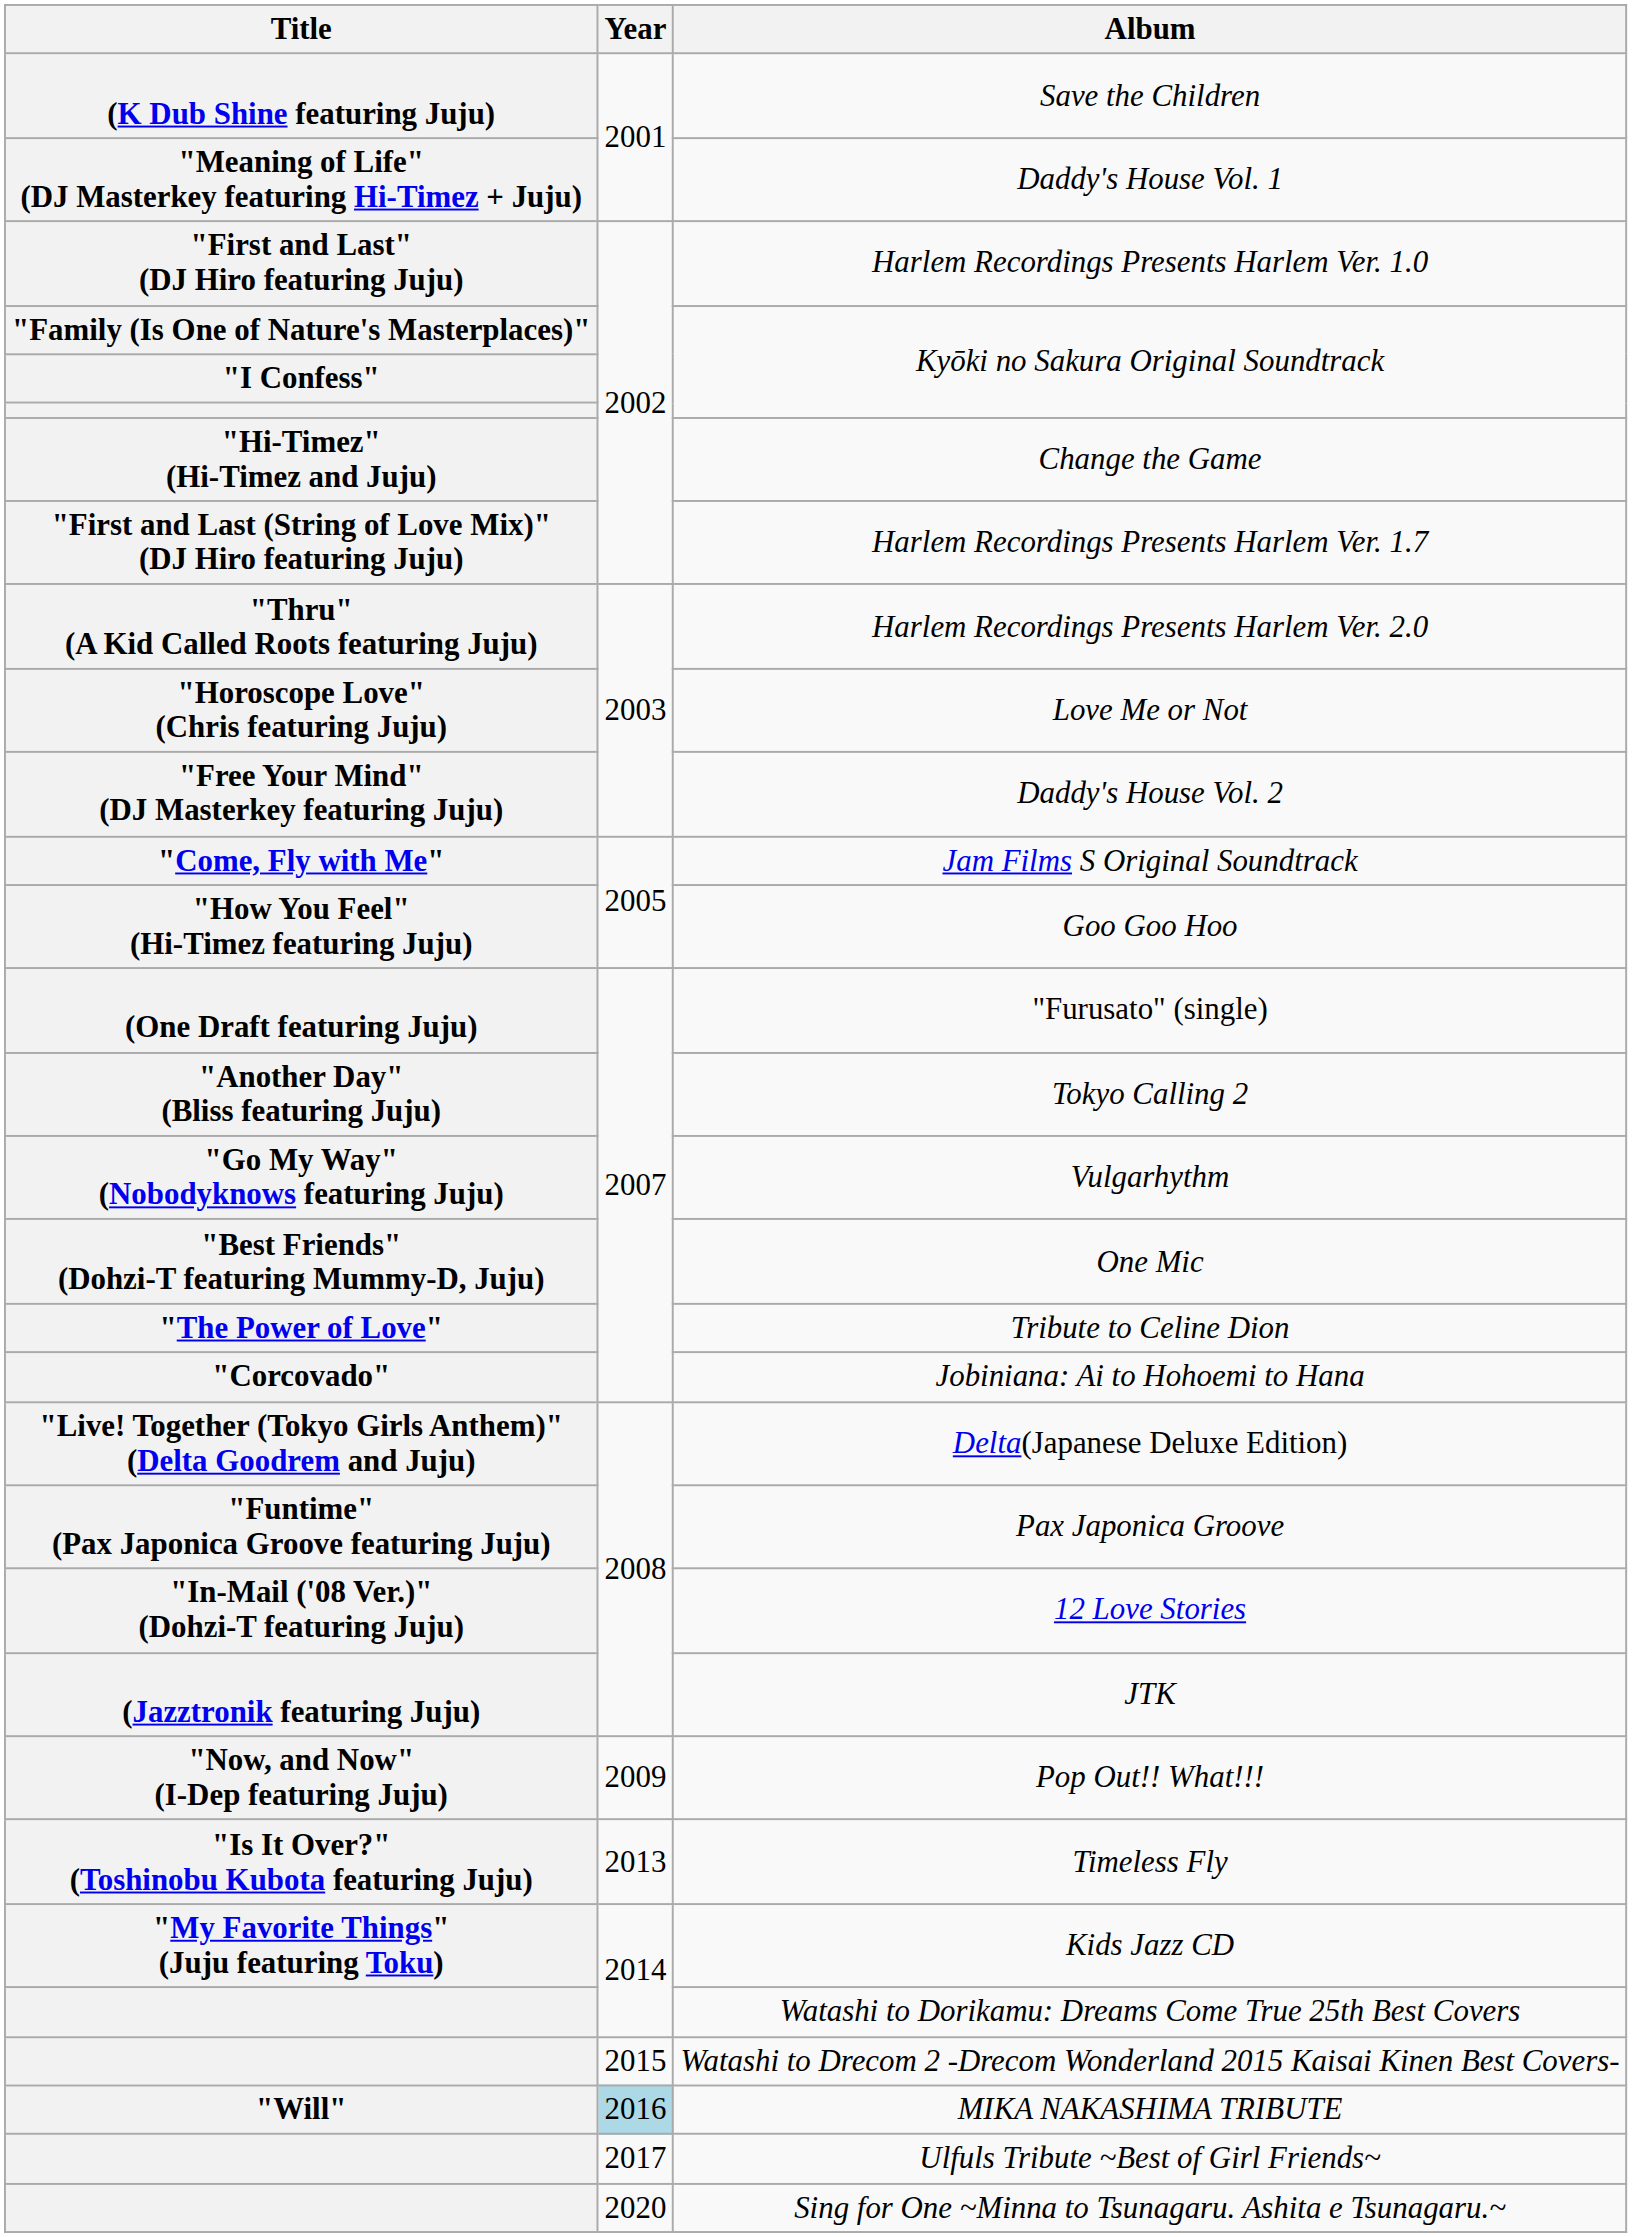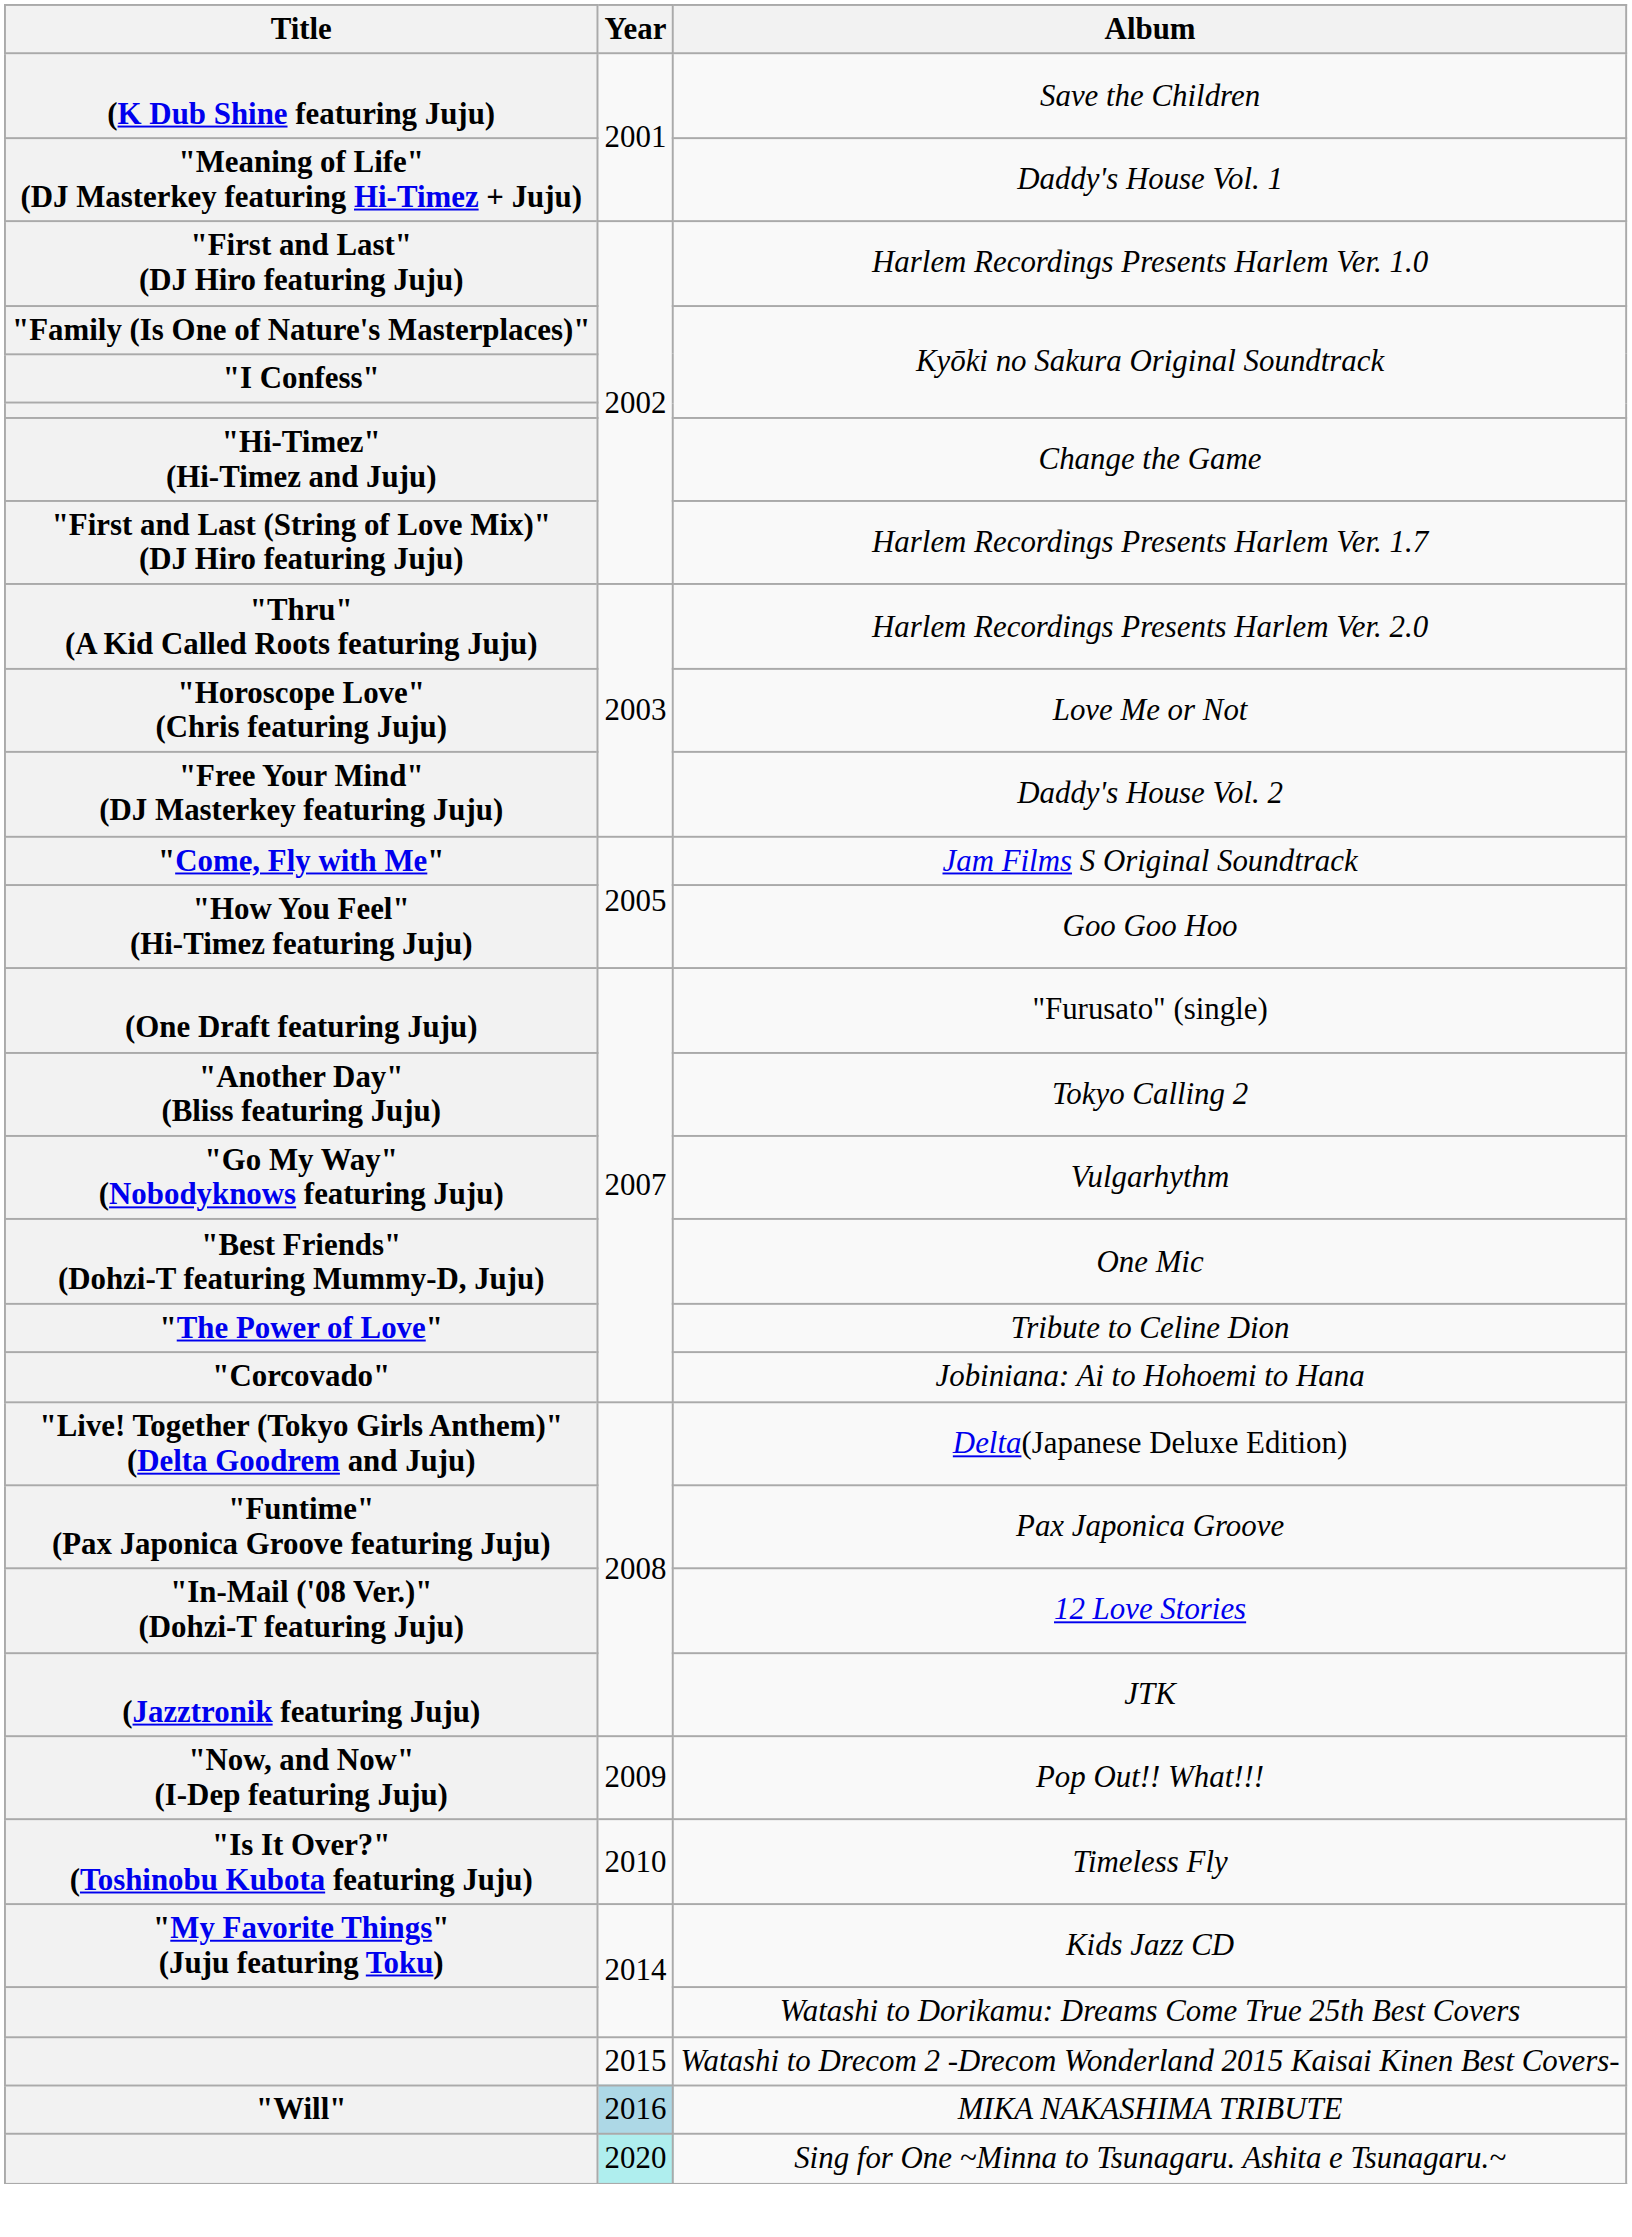(636, 1861) 2013 -> (636, 1861) 2010
- row: (301, 2159)
(636, 2207) no background -> (636, 2158) paleturquoise background
